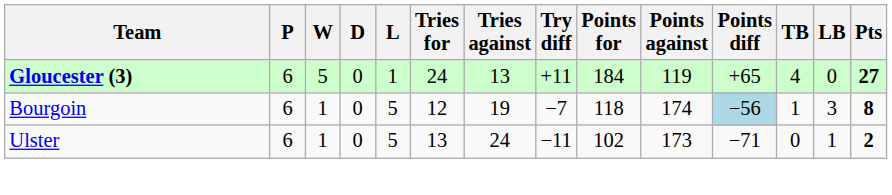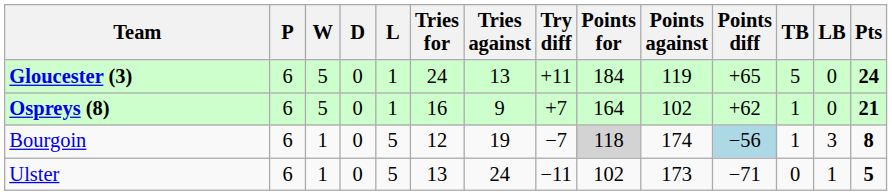(795, 76) 4 -> (795, 76) 5
(869, 76) 27 -> (869, 76) 24
+ row: (60, 108)
(609, 108) no background -> (609, 141) lightgrey background
(869, 141) 2 -> (869, 173) 5
